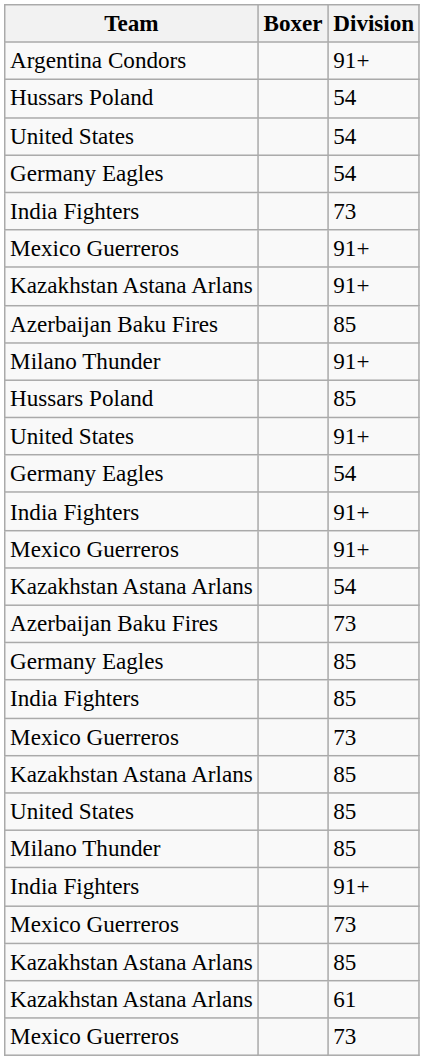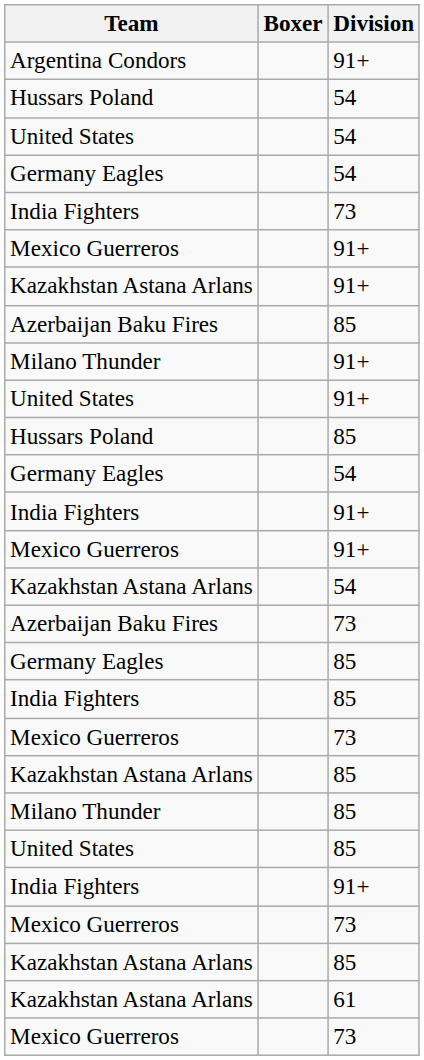rows swapped: (82, 398) <-> (72, 435)
rows swapped: (85, 848) <-> (72, 810)
